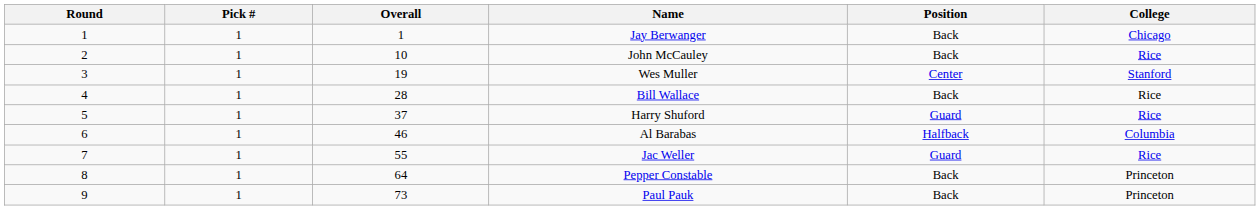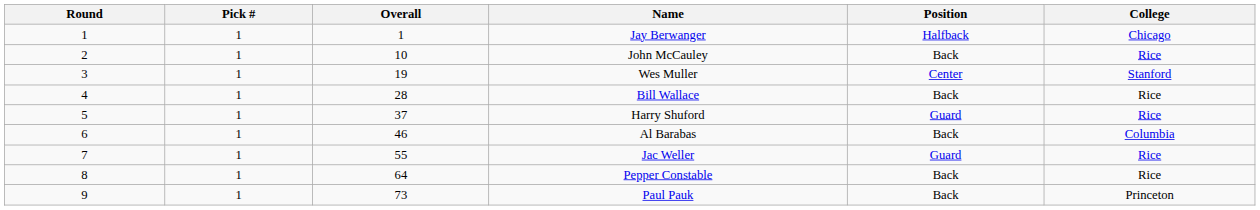(946, 34) Back -> (946, 34) Halfback
(946, 134) Halfback -> (946, 134) Back
(1150, 174) Princeton -> (1150, 174) Rice
